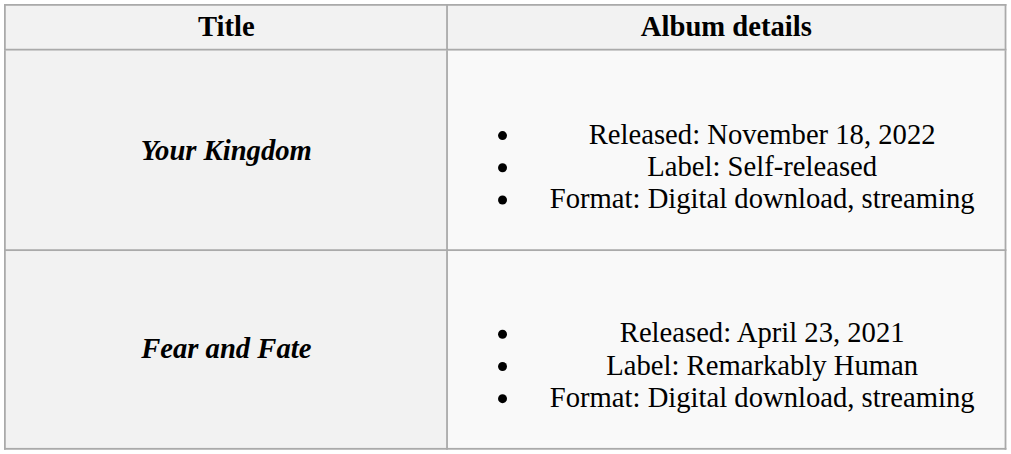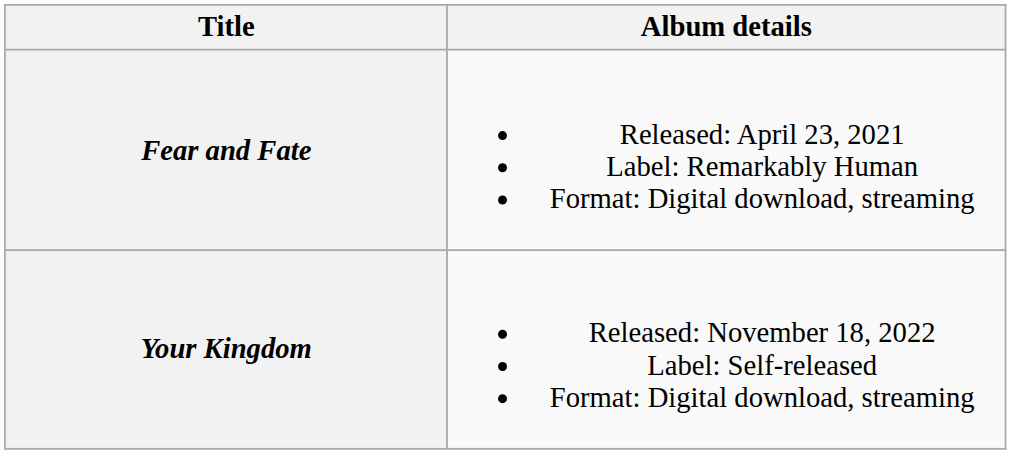rows swapped: (226, 348) <-> (226, 149)
